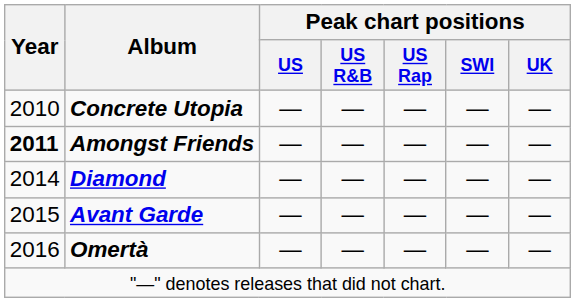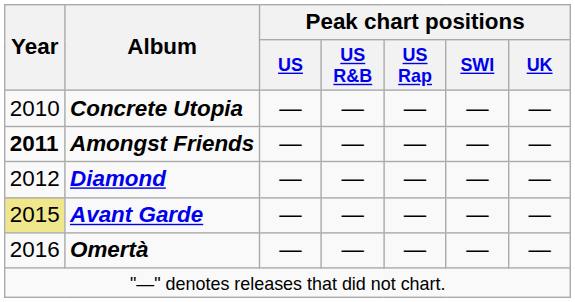(35, 179) 2014 -> (35, 179) 2012
(35, 214) no background -> (35, 214) khaki background
